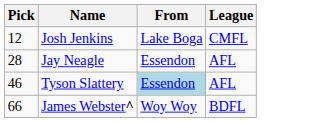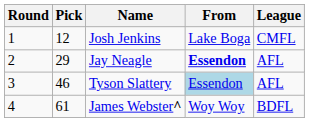+ column: (28, 15)
(15, 60) 28 -> (63, 60) 29
(168, 60) normal -> (217, 60) bold
(15, 106) 66 -> (63, 106) 61
